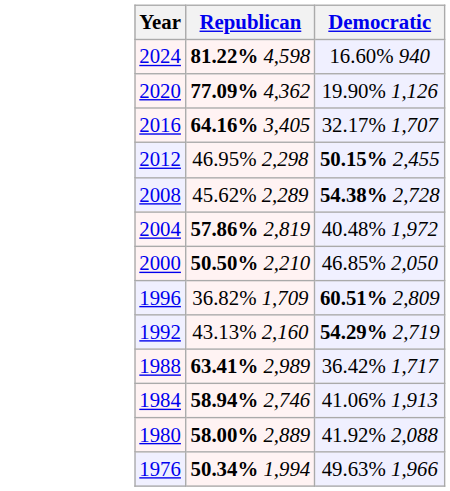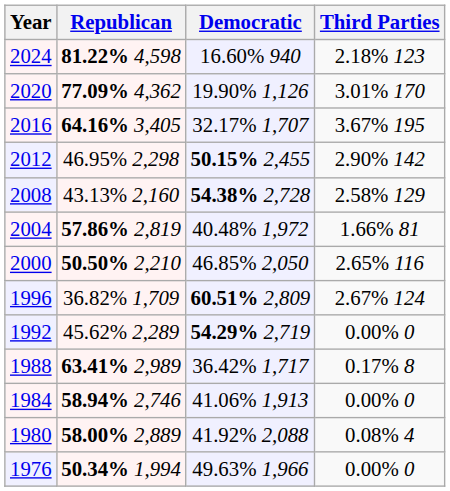+ column: (380, 22)
(250, 194) 45.62% 2,289 -> (121, 194) 43.13% 2,160
(250, 331) 43.13% 2,160 -> (121, 331) 45.62% 2,289
